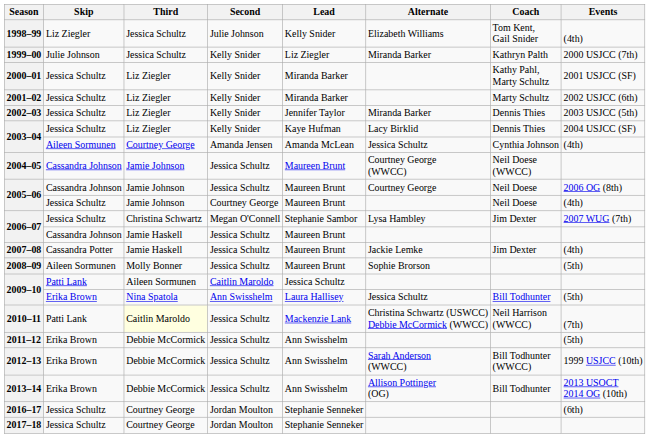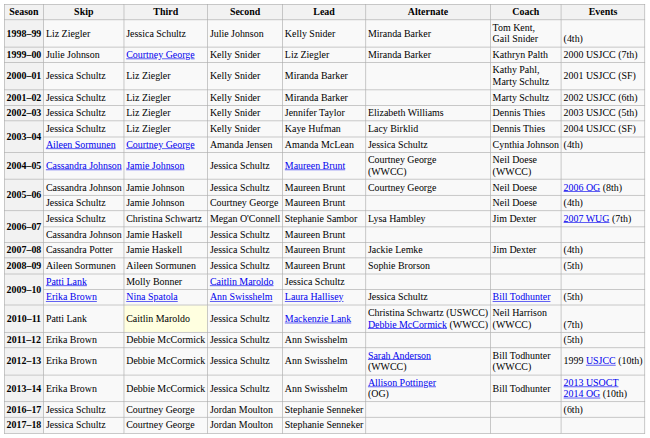(406, 33) Elizabeth Williams -> (399, 33) Miranda Barker
(156, 54) Jessica Schultz -> (160, 54) Courtney George
(399, 113) Miranda Barker -> (406, 113) Elizabeth Williams
(154, 266) Molly Bonner -> (161, 266) Aileen Sormunen
(161, 281) Aileen Sormunen -> (154, 281) Molly Bonner
